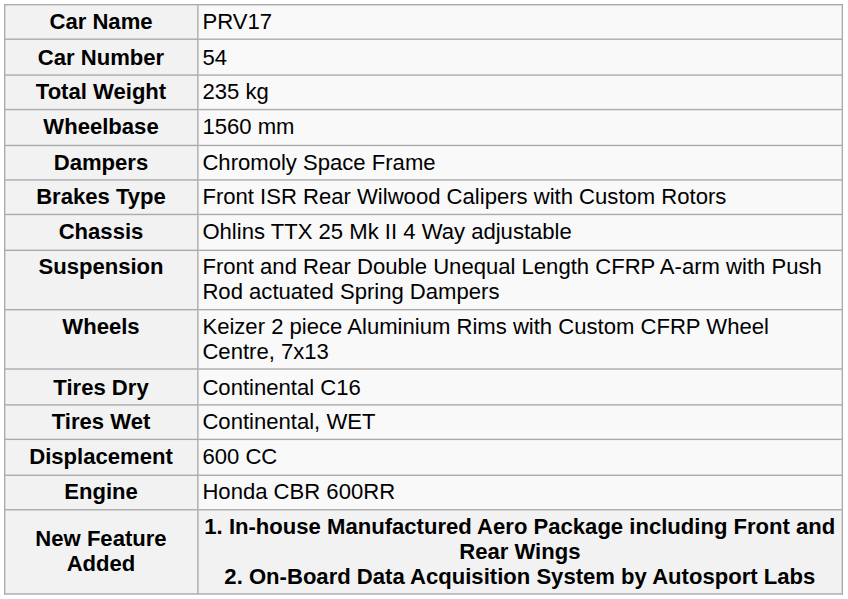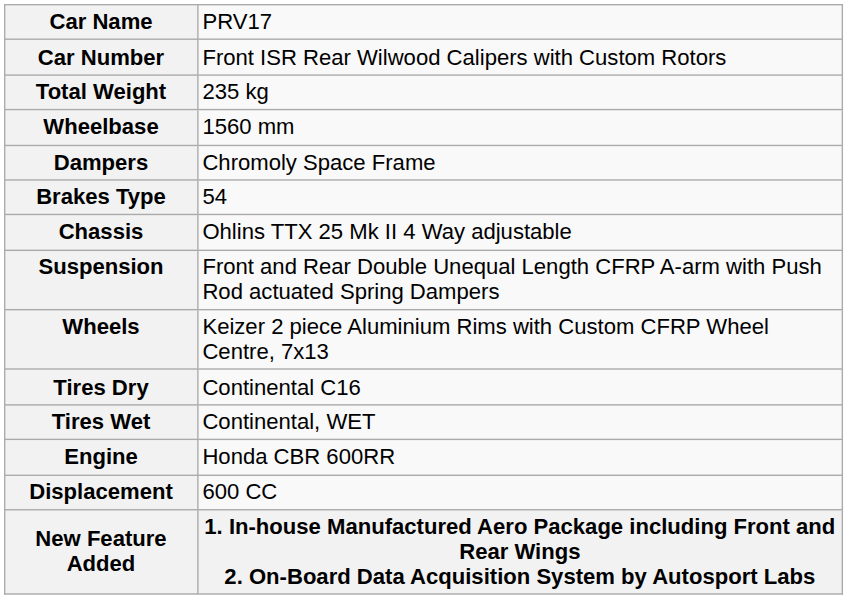(215, 57) 54 -> (464, 57) Front ISR Rear Wilwood Calipers with Custom Rotors
(464, 197) Front ISR Rear Wilwood Calipers with Custom Rotors -> (215, 197) 54
rows swapped: (101, 491) <-> (101, 456)
